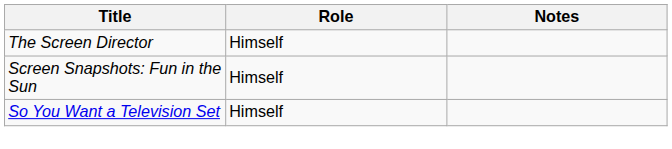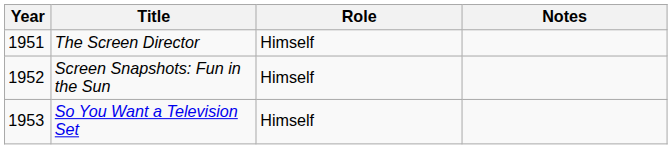+ column: (28, 17)
